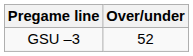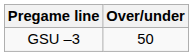(146, 39) 52 -> (146, 39) 50
